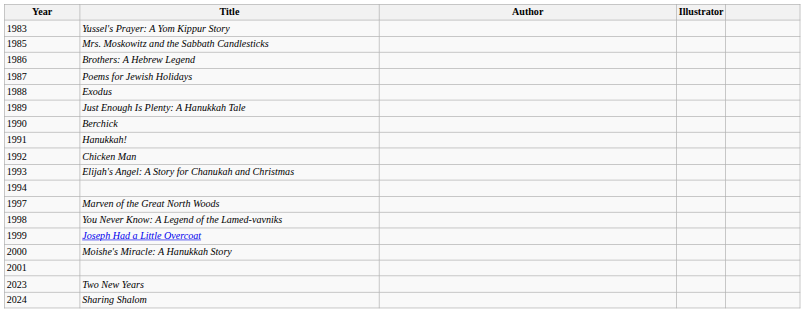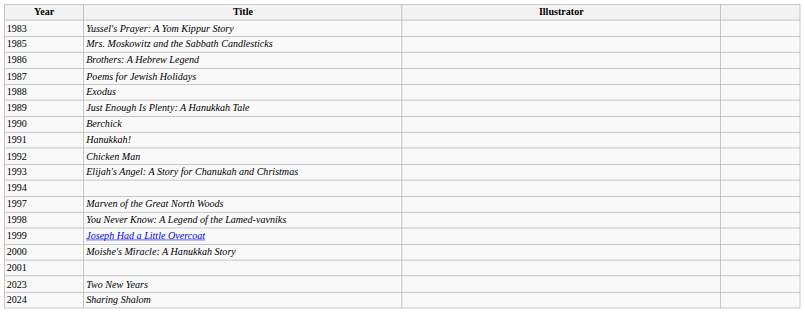- column: (528, 12)
